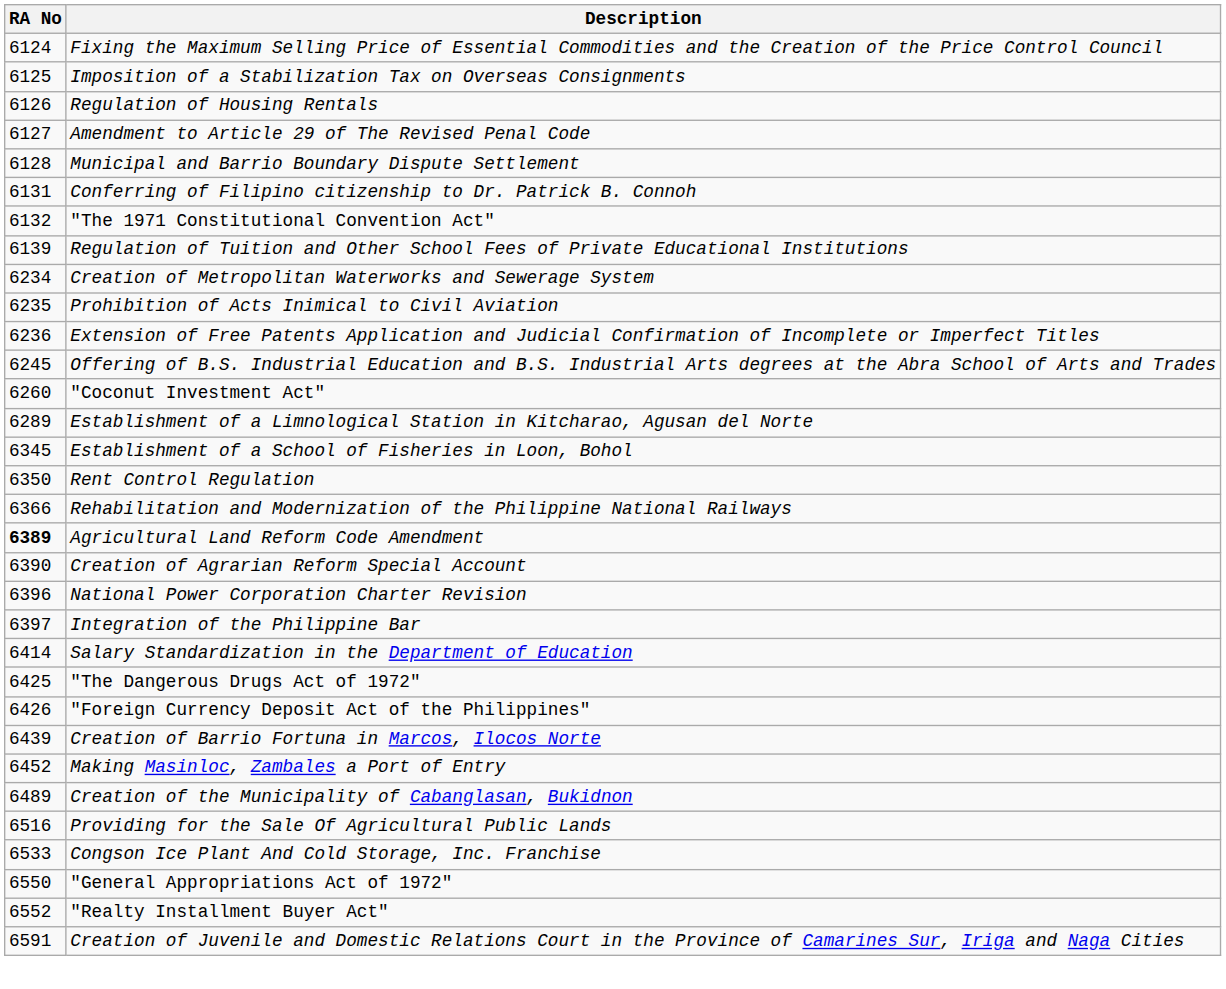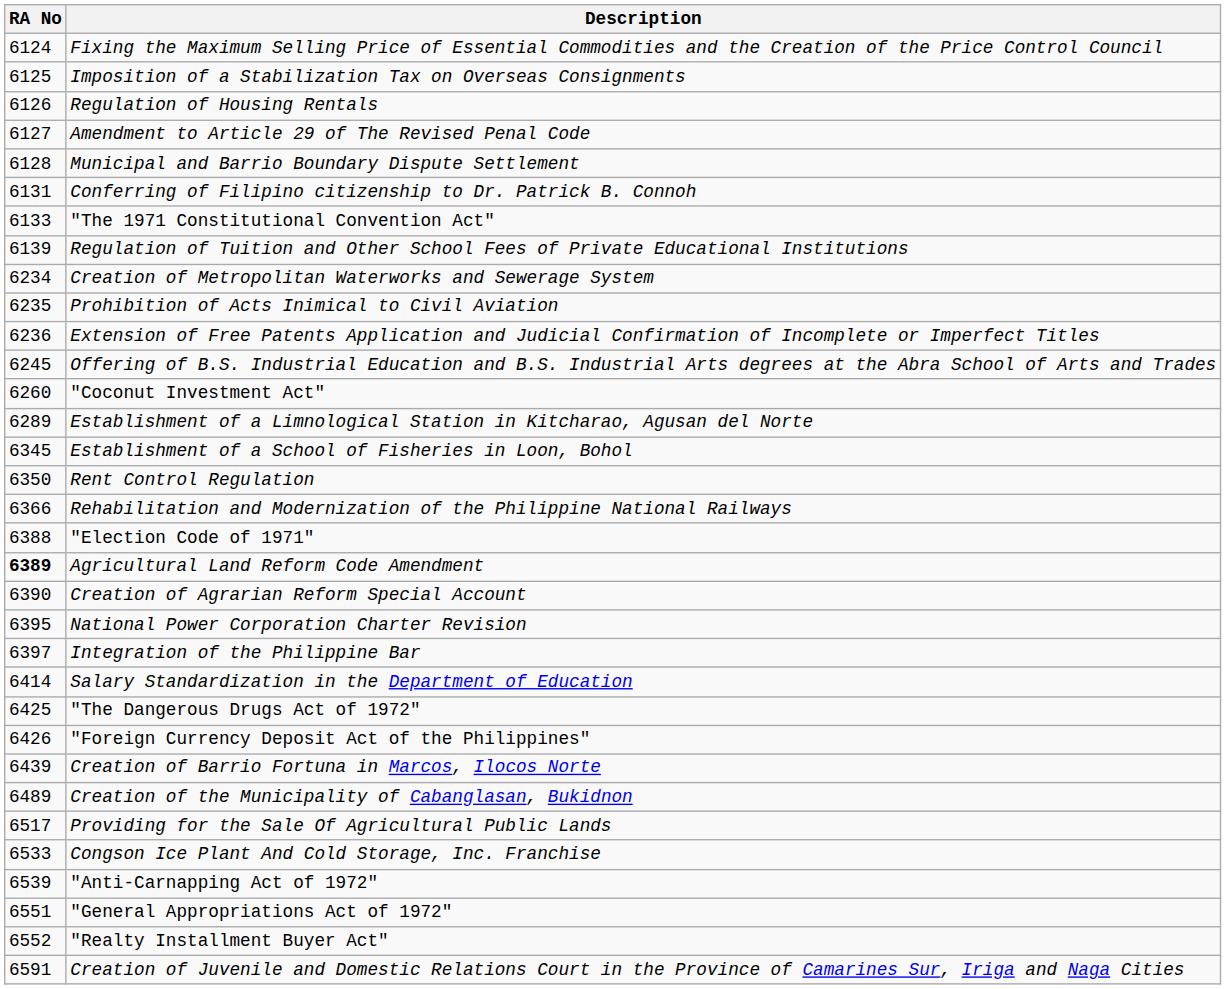(30, 221) 6132 -> (30, 221) 6133
+ row: (192, 538)
(30, 595) 6396 -> (30, 624) 6395
- row: (288, 768)
(30, 826) 6516 -> (30, 826) 6517
+ row: (224, 884)
(30, 884) 6550 -> (30, 912) 6551
